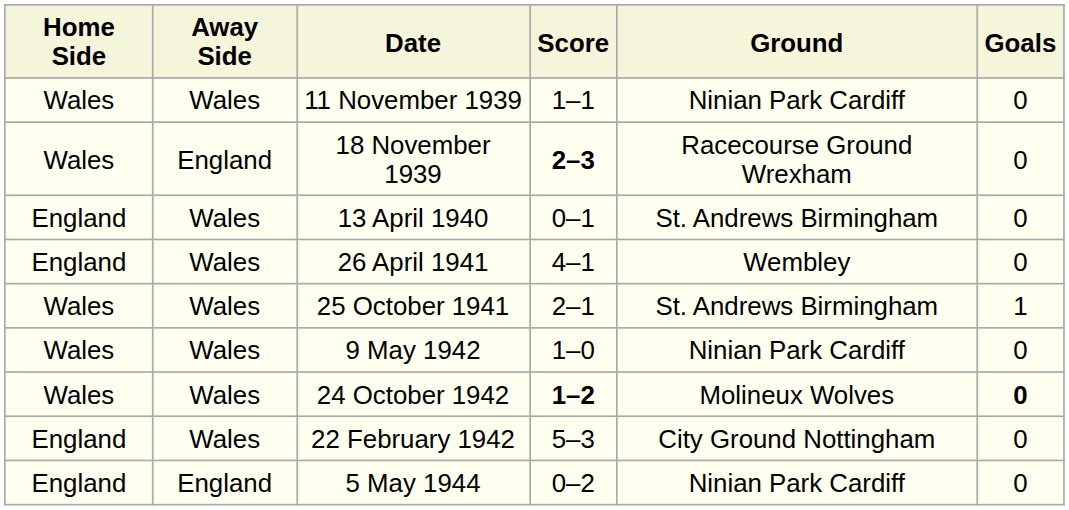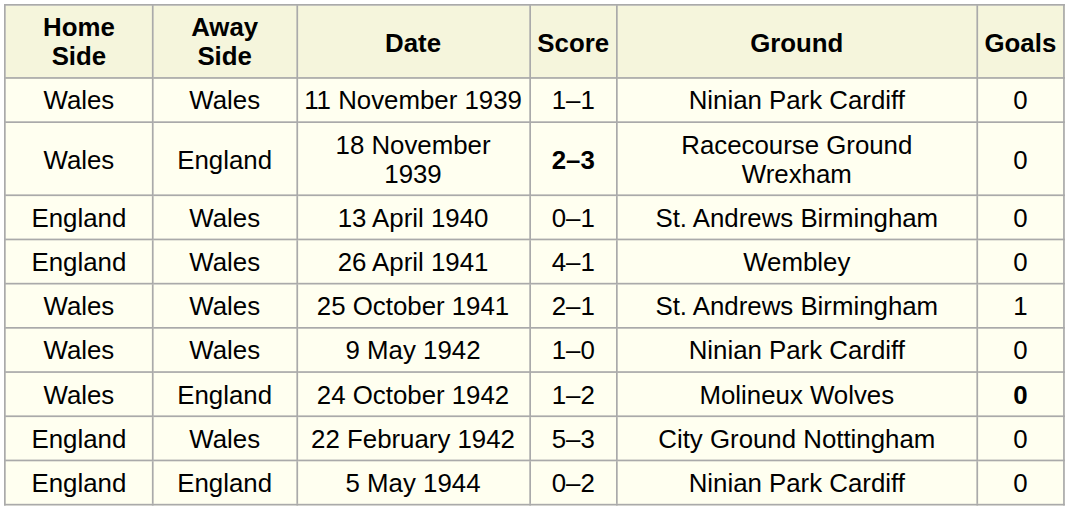(225, 394) Wales -> (225, 394) England
(573, 394) bold -> (573, 394) normal
